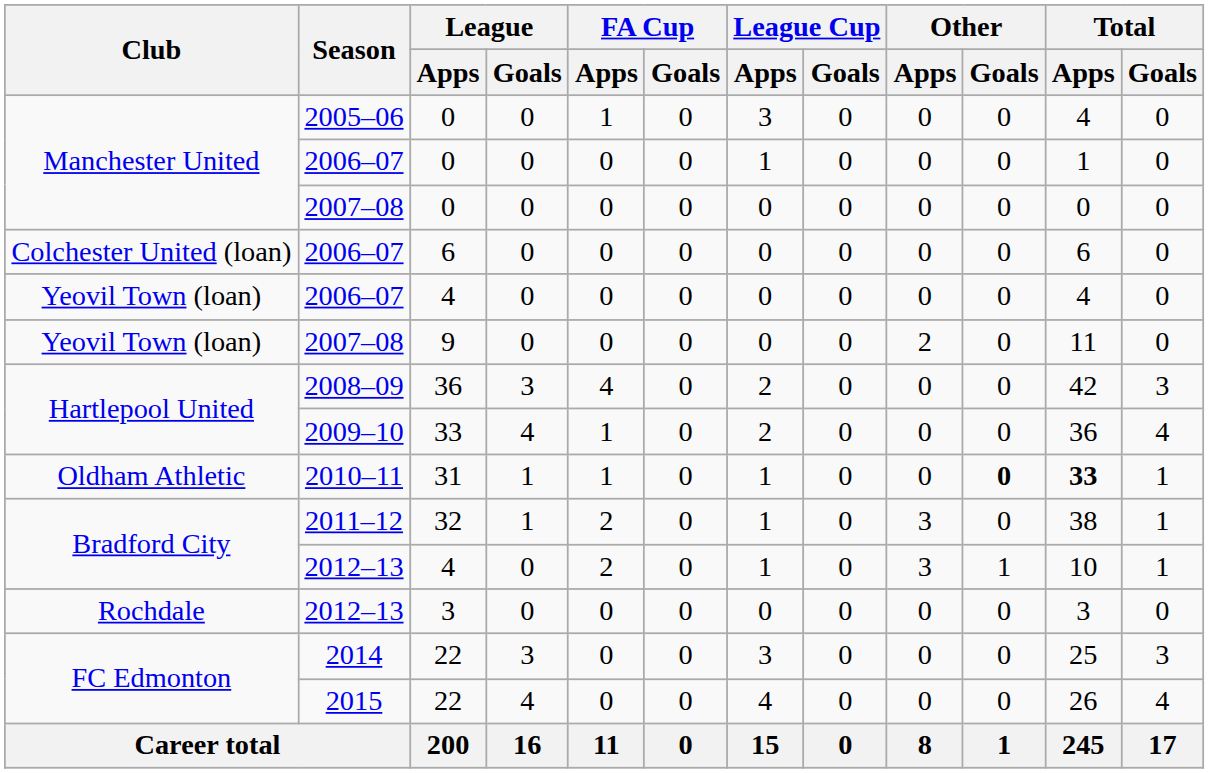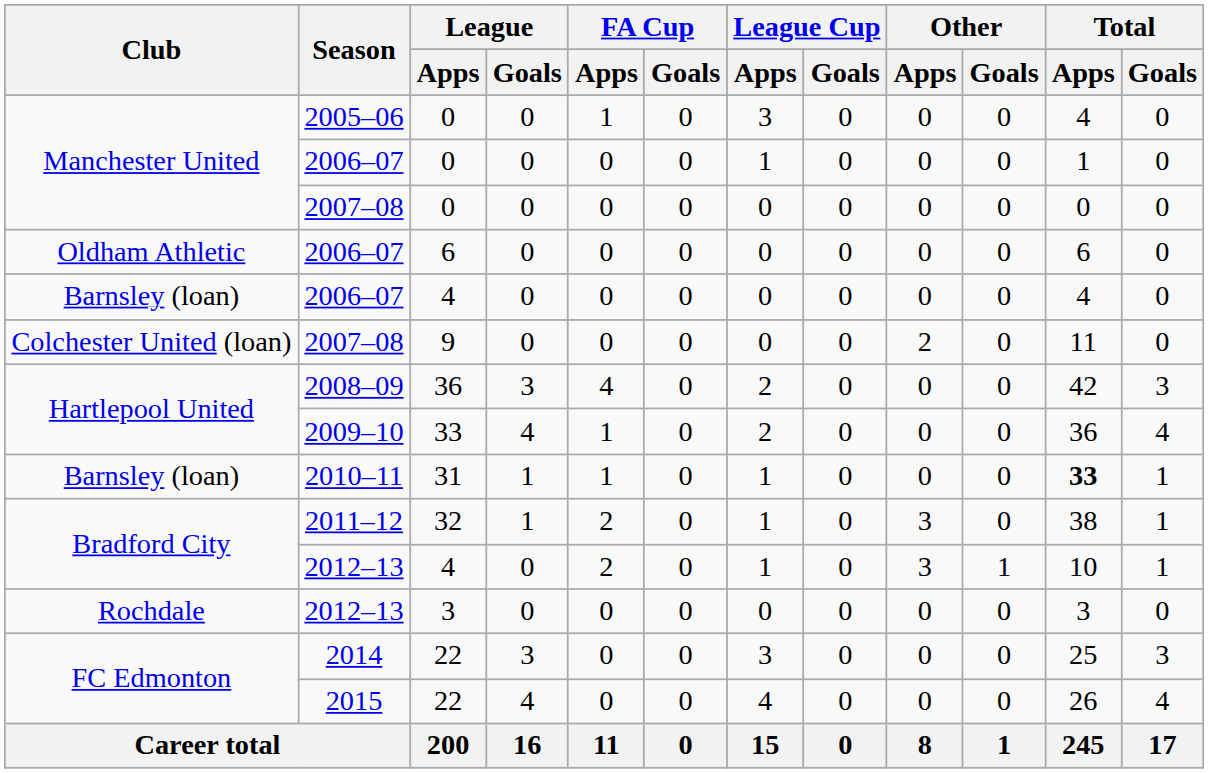(151, 251) Colchester United (loan) -> (151, 251) Oldham Athletic
(151, 296) Yeovil Town (loan) -> (151, 296) Barnsley (loan)
(151, 341) Yeovil Town (loan) -> (151, 341) Colchester United (loan)
(151, 476) Oldham Athletic -> (151, 476) Barnsley (loan)
(1004, 476) bold -> (1004, 476) normal
